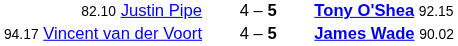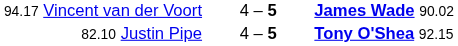rows swapped: (142, 10) <-> (103, 33)
